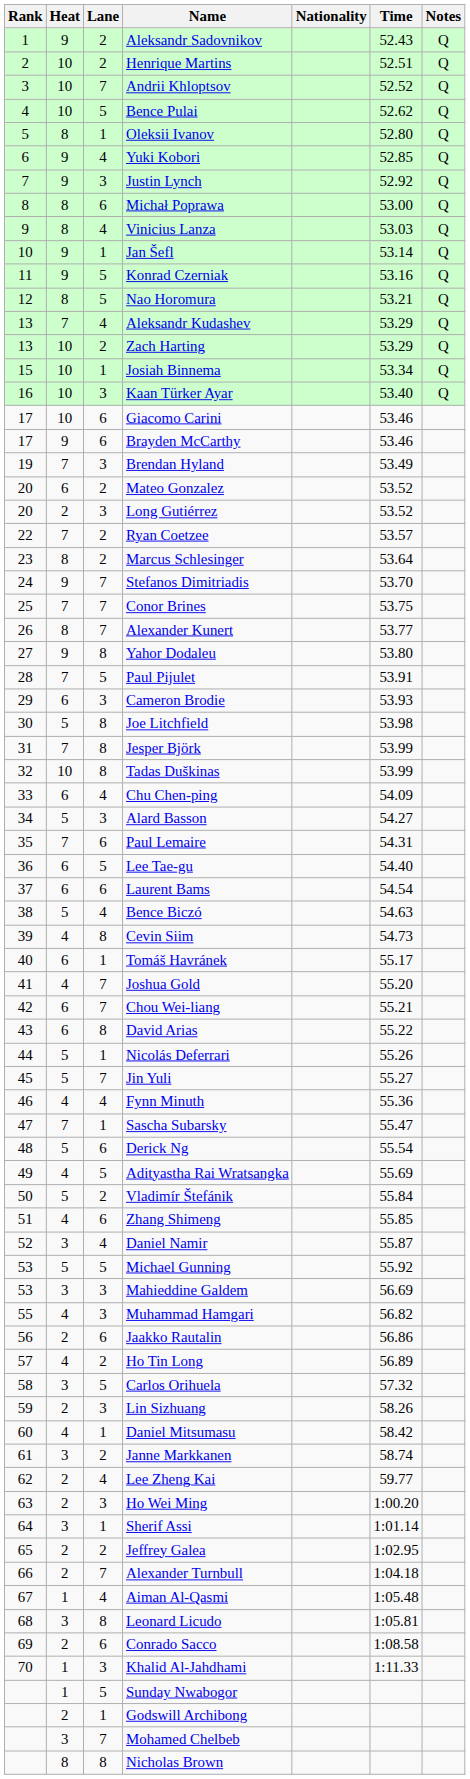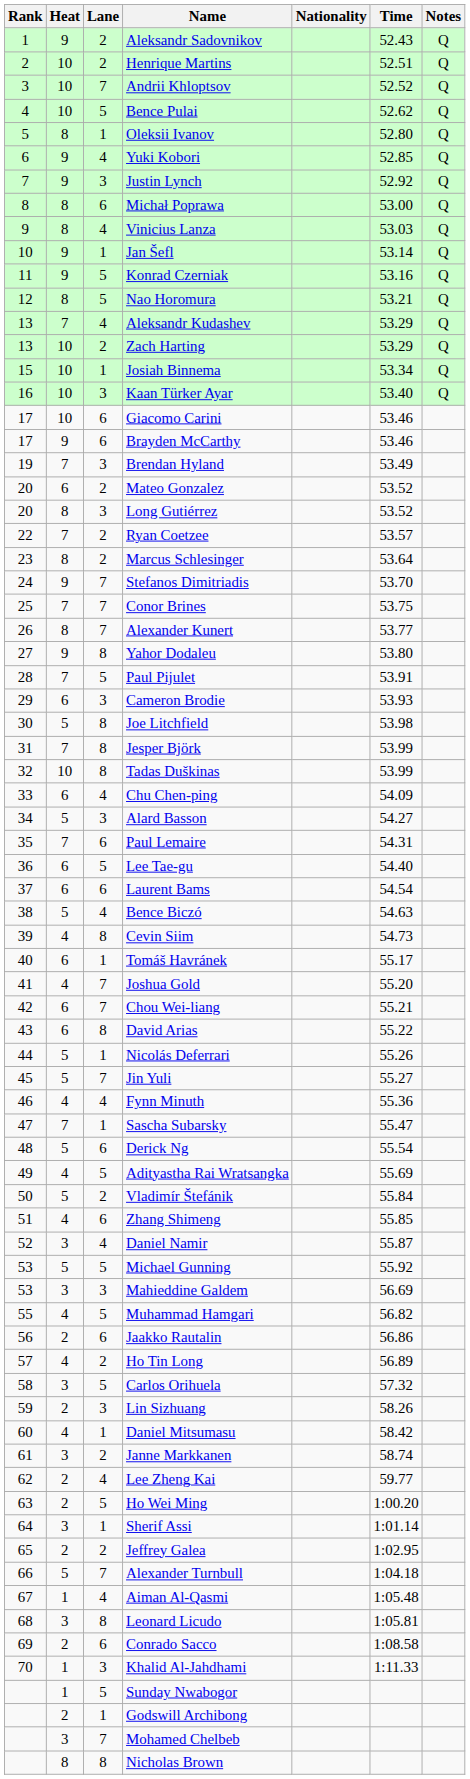(65, 511) 2 -> (65, 511) 8
(103, 1314) 3 -> (103, 1314) 5
(103, 1503) 3 -> (103, 1503) 5
(65, 1573) 2 -> (65, 1573) 5
